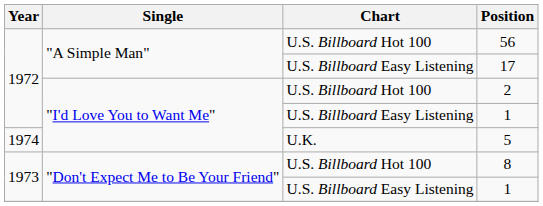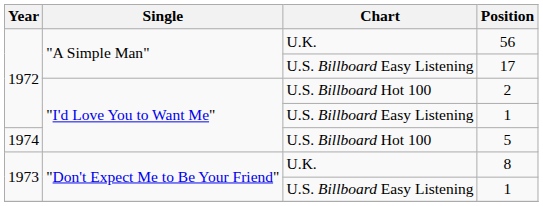(359, 41) U.S. Billboard Hot 100 -> (302, 41) U.K.
(302, 139) U.K. -> (359, 139) U.S. Billboard Hot 100
(359, 164) U.S. Billboard Hot 100 -> (302, 164) U.K.
